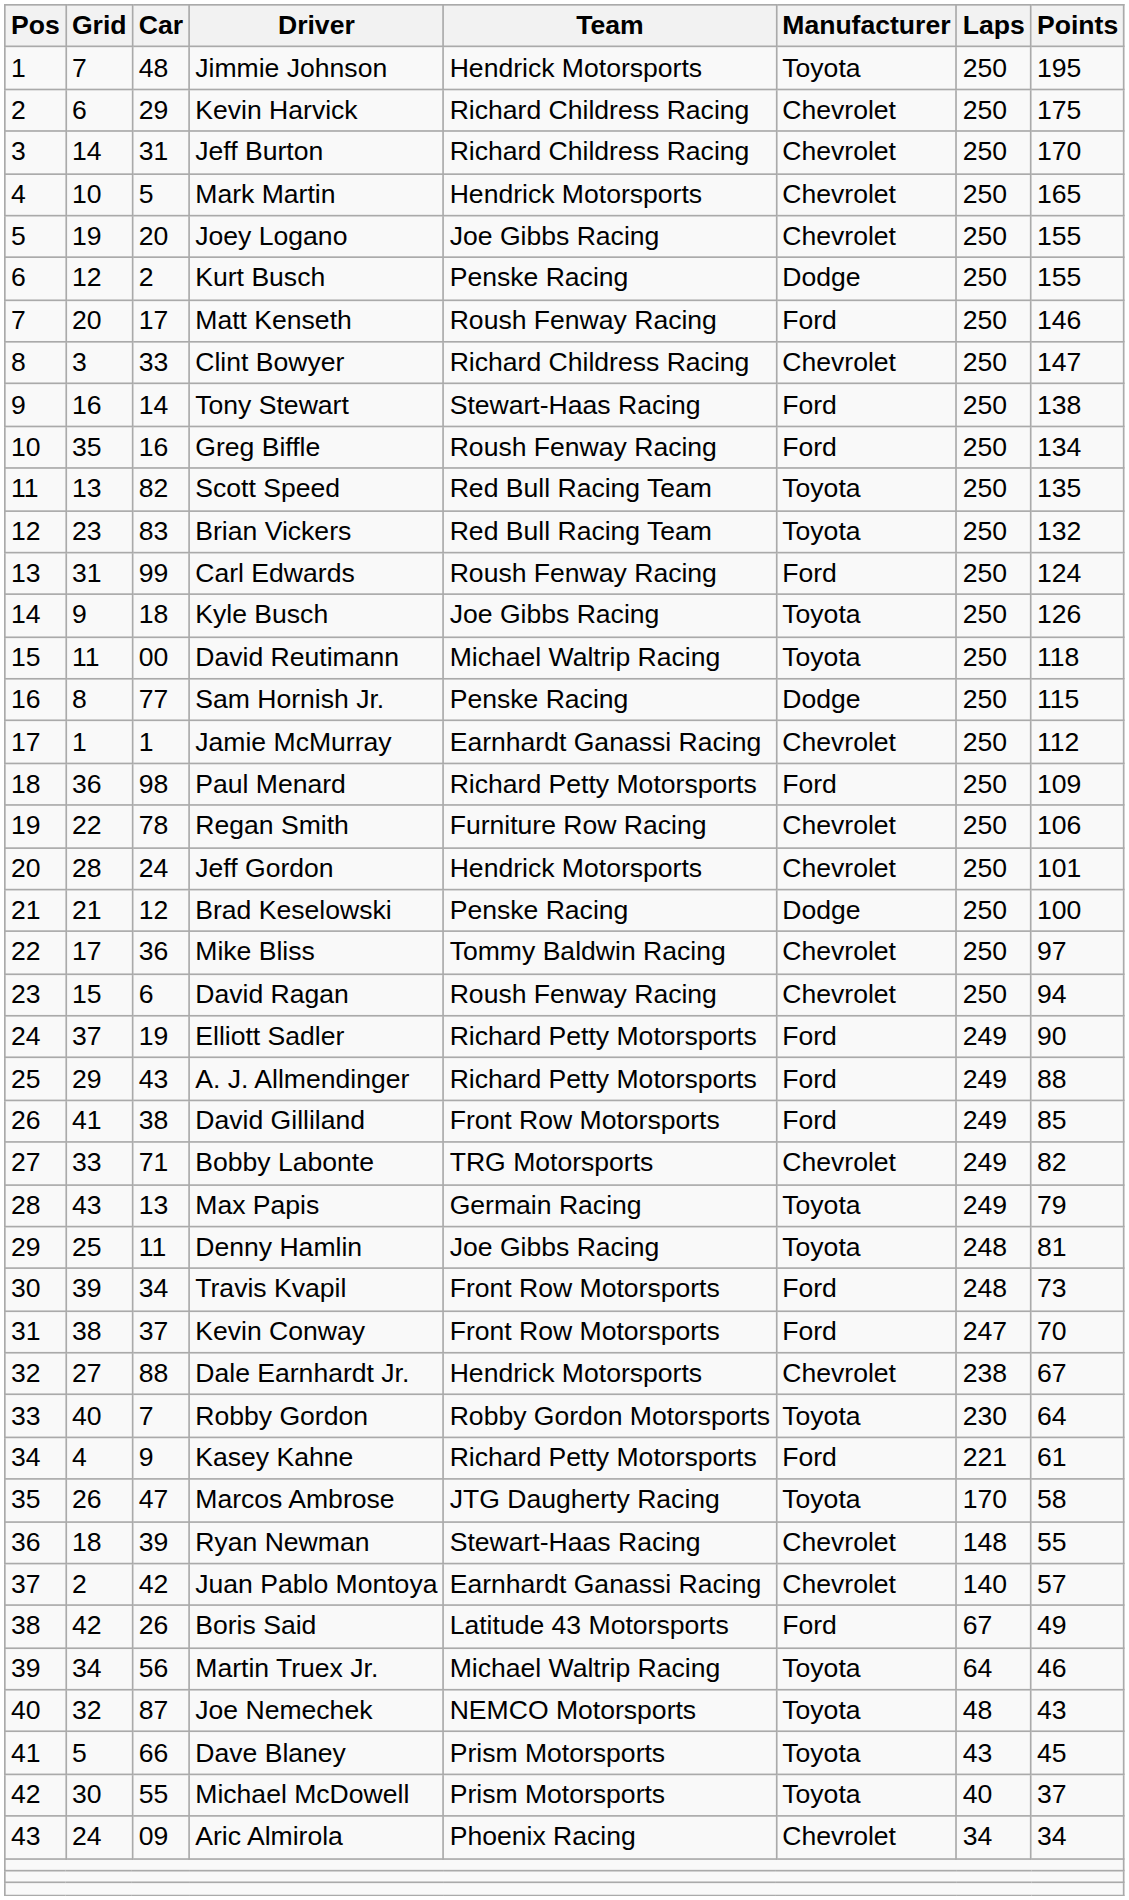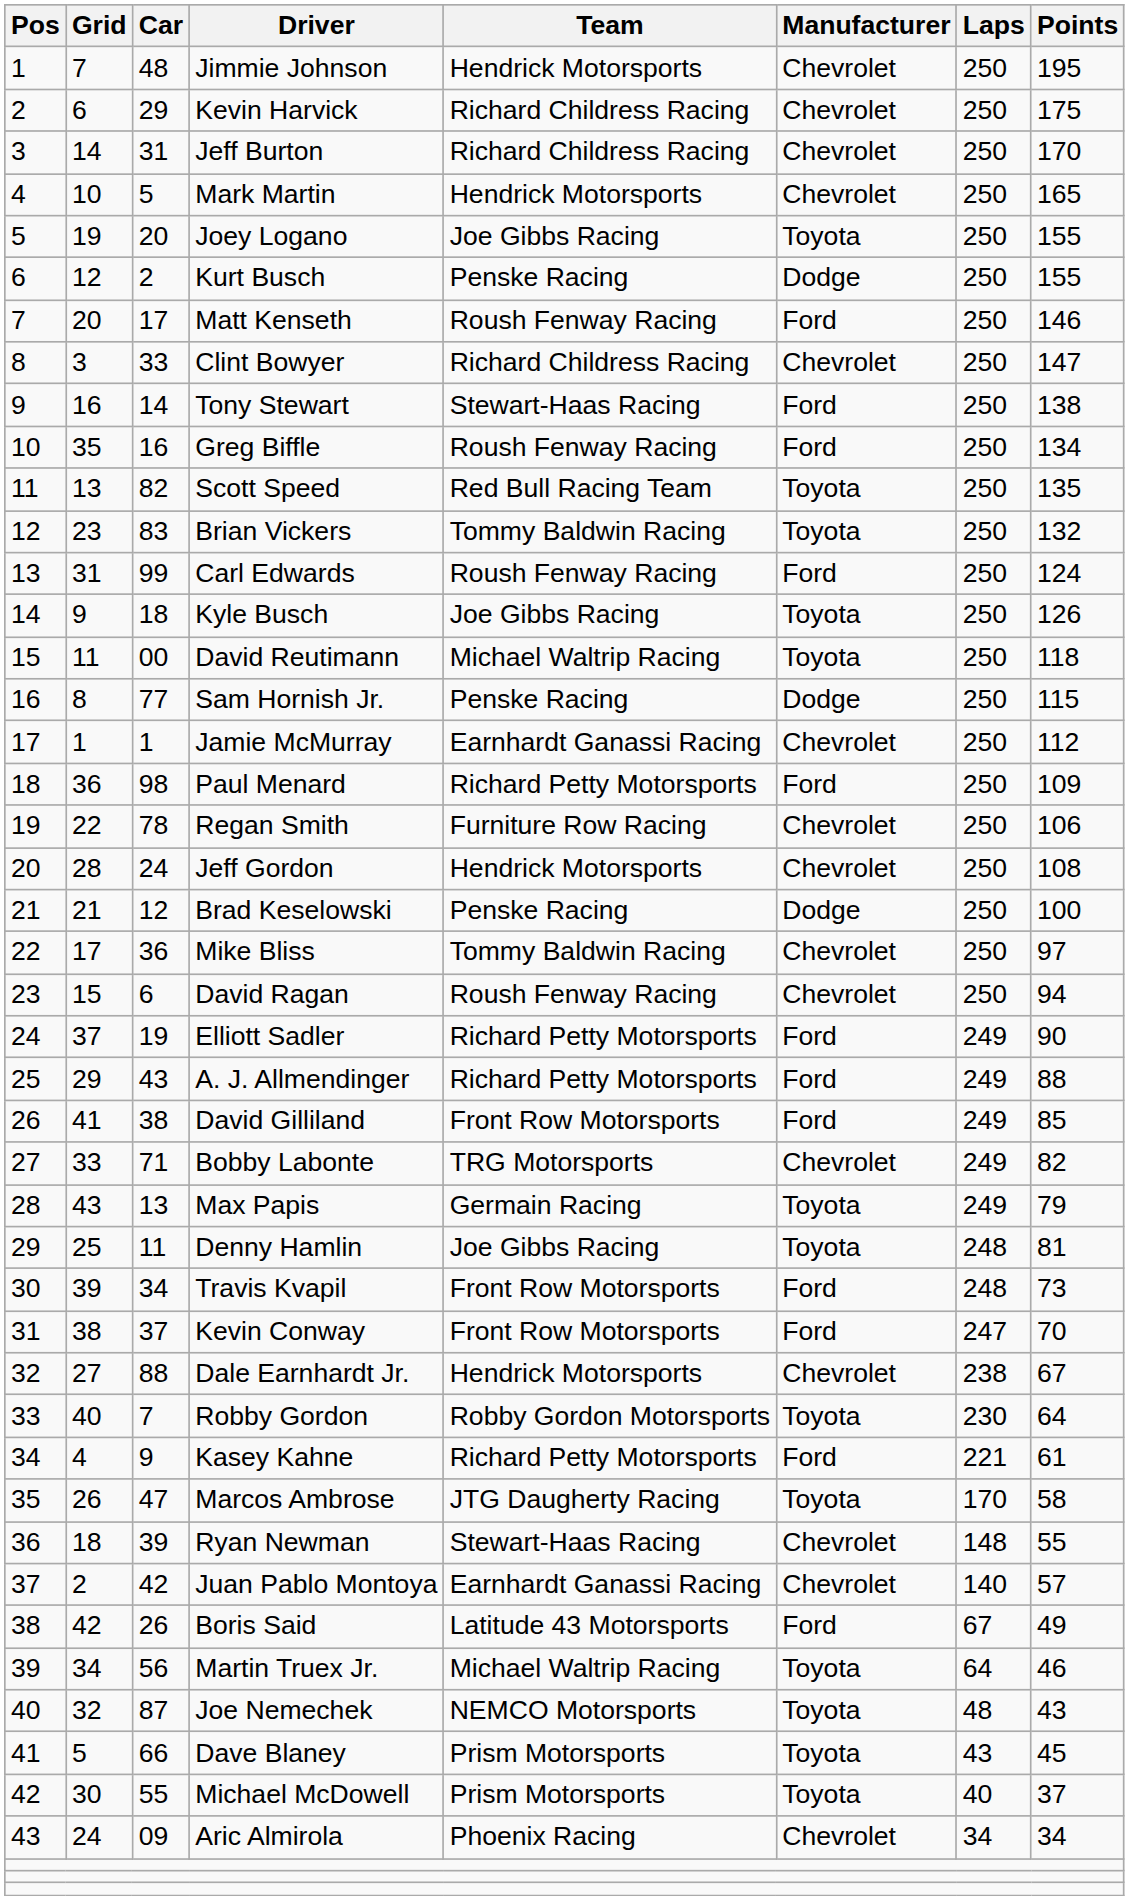(821, 67) Toyota -> (839, 67) Chevrolet
(839, 236) Chevrolet -> (821, 236) Toyota
(581, 531) Red Bull Racing Team -> (588, 531) Tommy Baldwin Racing
(1059, 868) 101 -> (1059, 868) 108
